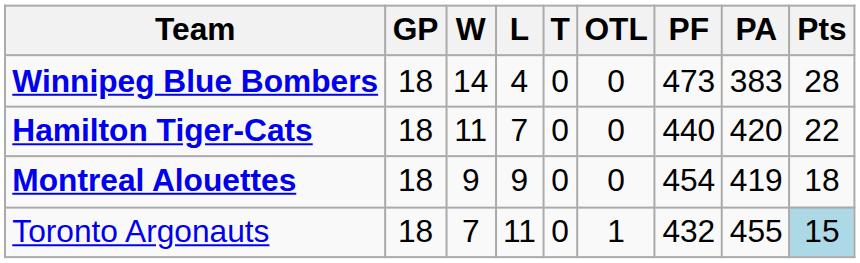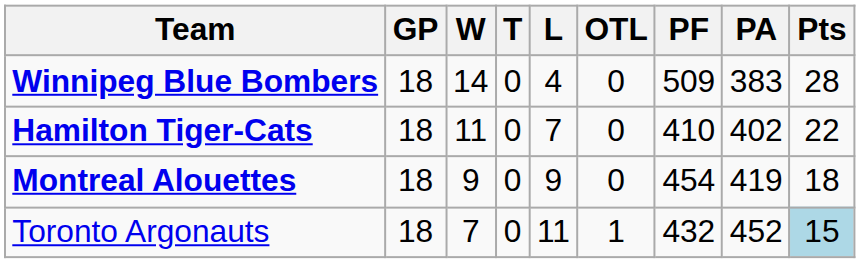columns swapped: (519, 30) <-> (560, 30)
(689, 80) 473 -> (689, 80) 509
(689, 130) 440 -> (689, 130) 410
(756, 130) 420 -> (756, 130) 402
(756, 231) 455 -> (756, 231) 452
